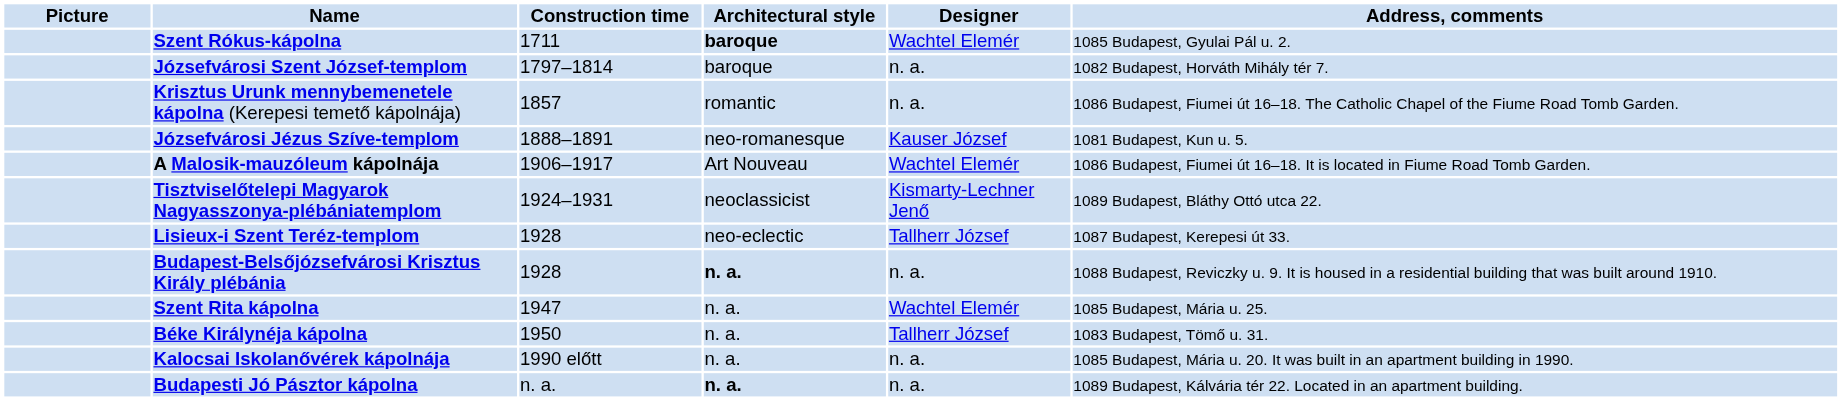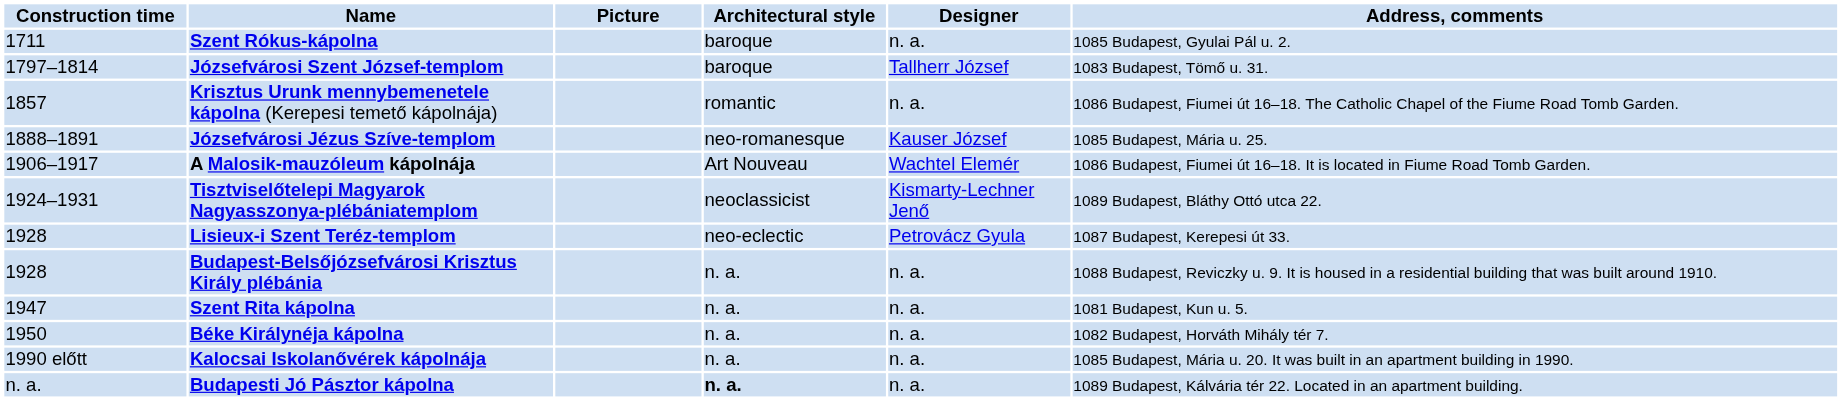columns swapped: (77, 15) <-> (610, 15)
(741, 41) bold -> (739, 41) normal
(954, 41) Wachtel Elemér -> (907, 41) n. a.
(907, 66) n. a. -> (949, 66) Tallherr József
(1201, 68) 1082 Budapest, Horváth Mihály tér 7. -> (1171, 68) 1083 Budapest, Tömő u. 31.
(1161, 139) 1081 Budapest, Kun u. 5. -> (1171, 139) 1085 Budapest, Mária u. 25.
(949, 236) Tallherr József -> (957, 236) Petrovácz Gyula
(723, 272) bold -> (723, 272) normal
(954, 308) Wachtel Elemér -> (907, 308) n. a.
(1171, 309) 1085 Budapest, Mária u. 25. -> (1161, 309) 1081 Budapest, Kun u. 5.
(949, 333) Tallherr József -> (907, 333) n. a.
(1171, 334) 1083 Budapest, Tömő u. 31. -> (1201, 334) 1082 Budapest, Horváth Mihály tér 7.
